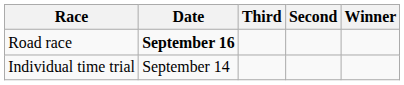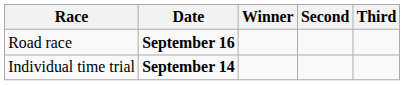columns swapped: (370, 17) <-> (262, 17)
(186, 67) normal -> (188, 67) bold
